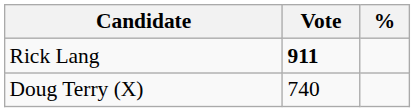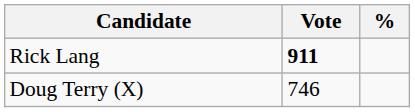(304, 89) 740 -> (304, 89) 746
